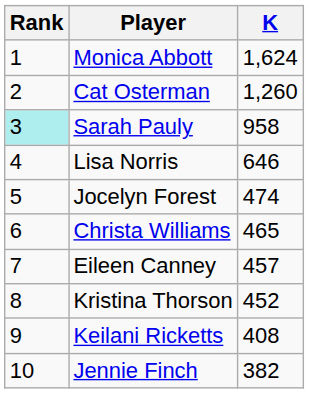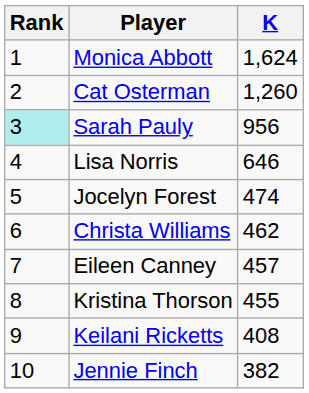(261, 127) 958 -> (261, 127) 956
(261, 231) 465 -> (261, 231) 462
(261, 300) 452 -> (261, 300) 455
